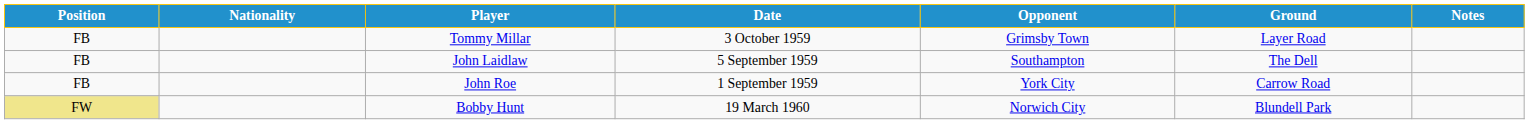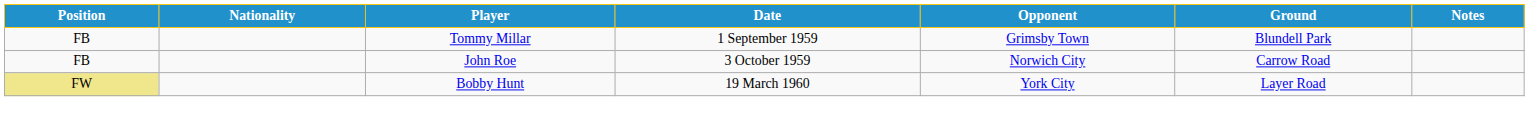(767, 39) 3 October 1959 -> (767, 39) 1 September 1959
(1293, 39) Layer Road -> (1293, 39) Blundell Park
- row: (490, 61)
(767, 84) 1 September 1959 -> (767, 61) 3 October 1959
(1048, 84) York City -> (1048, 61) Norwich City
(1048, 107) Norwich City -> (1048, 84) York City
(1293, 107) Blundell Park -> (1293, 84) Layer Road
